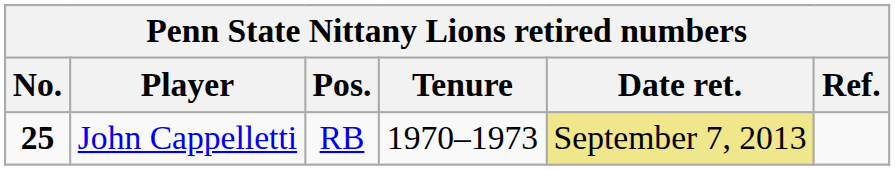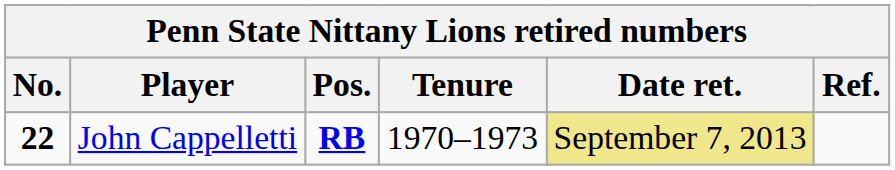(38, 137) 25 -> (38, 137) 22
(342, 137) normal -> (342, 137) bold
